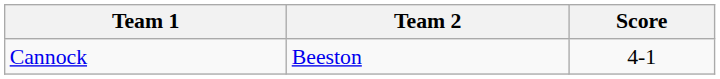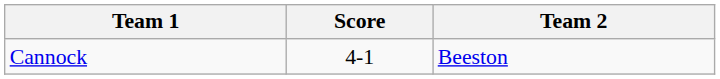columns swapped: (428, 21) <-> (642, 21)
